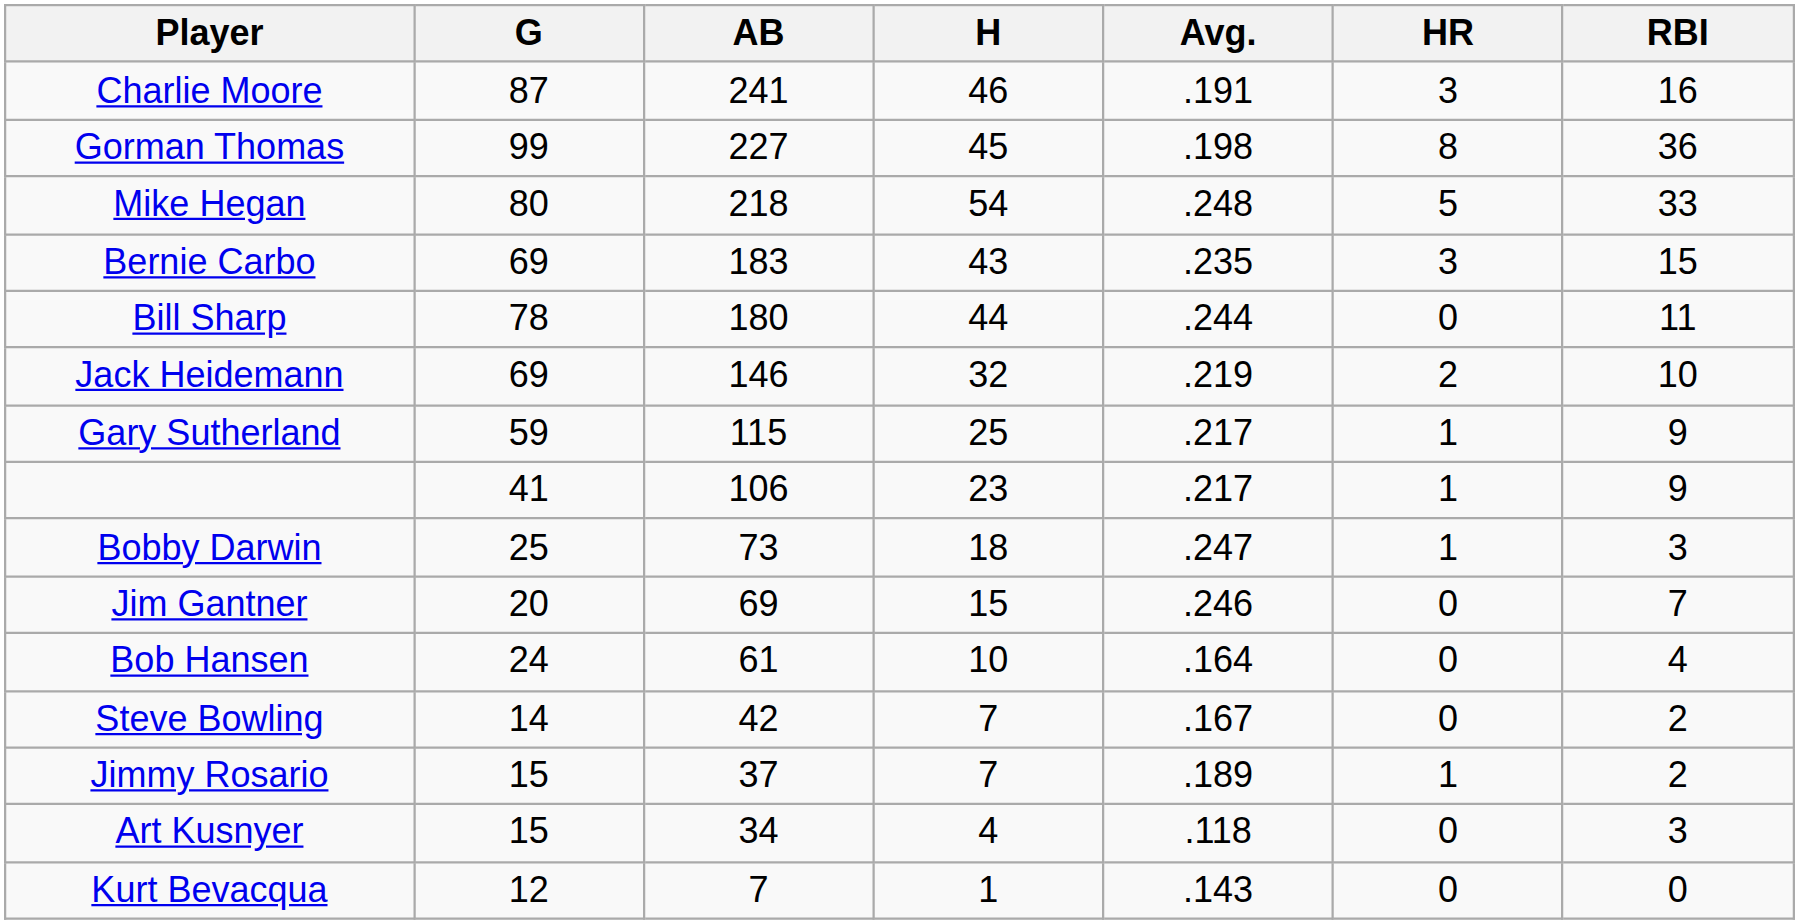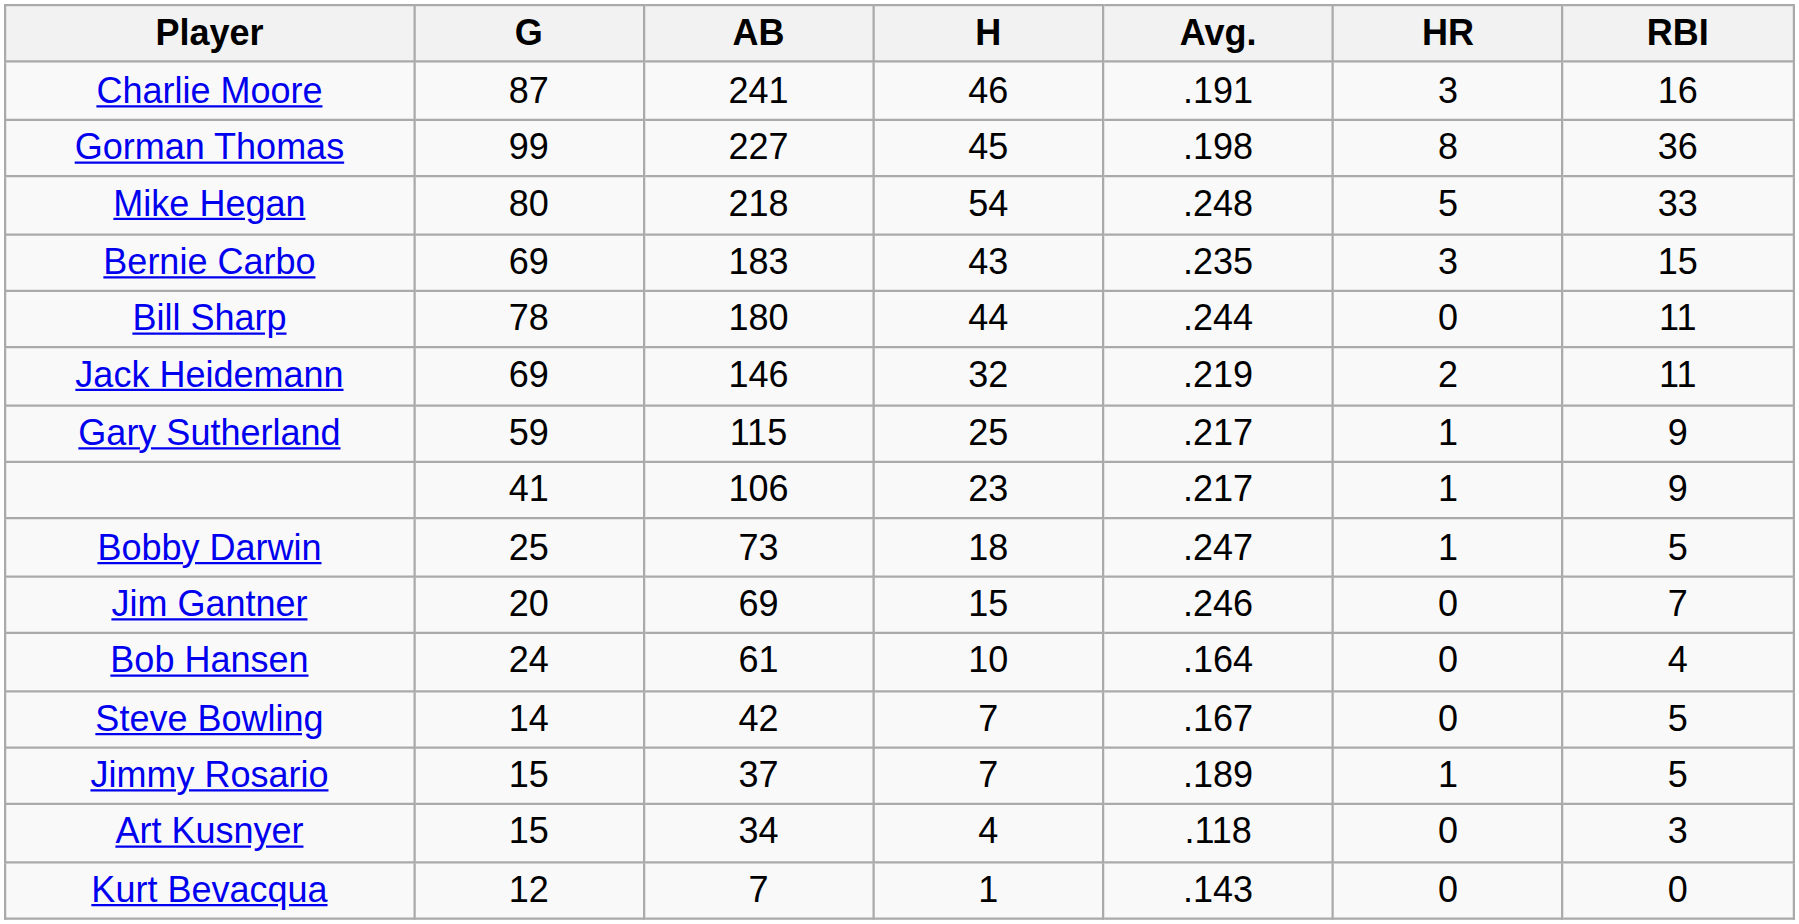(1678, 375) 10 -> (1678, 375) 11
(1678, 546) 3 -> (1678, 546) 5
(1678, 718) 2 -> (1678, 718) 5
(1678, 775) 2 -> (1678, 775) 5
